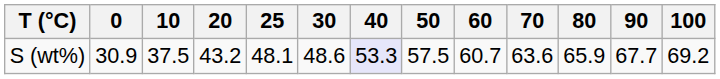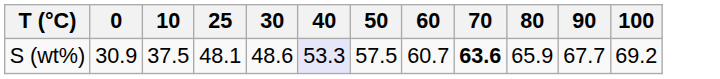- column: (220, 21)
(532, 55) normal -> (480, 55) bold
